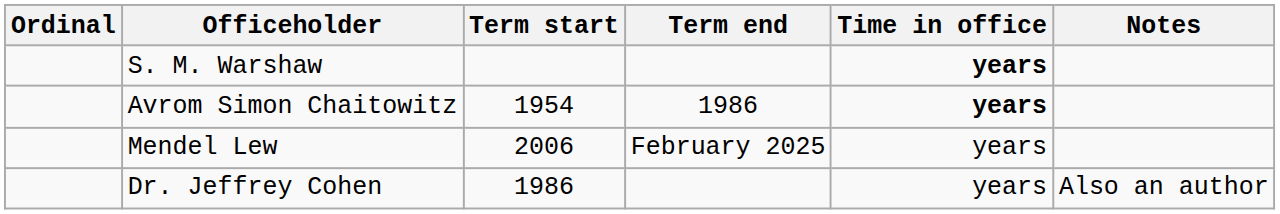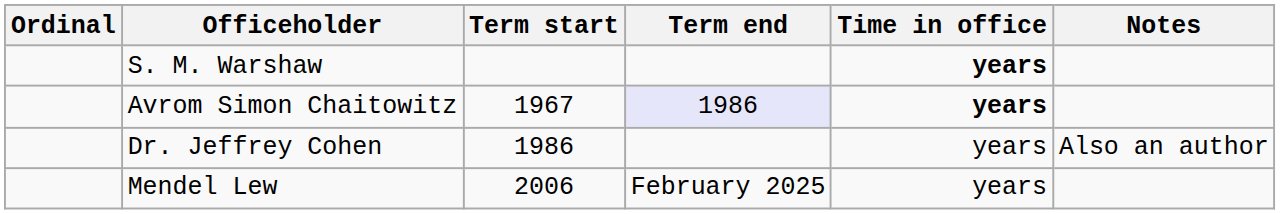(544, 107) 1954 -> (544, 107) 1967
(728, 107) no background -> (728, 107) lavender background
rows swapped: (255, 188) <-> (203, 147)
